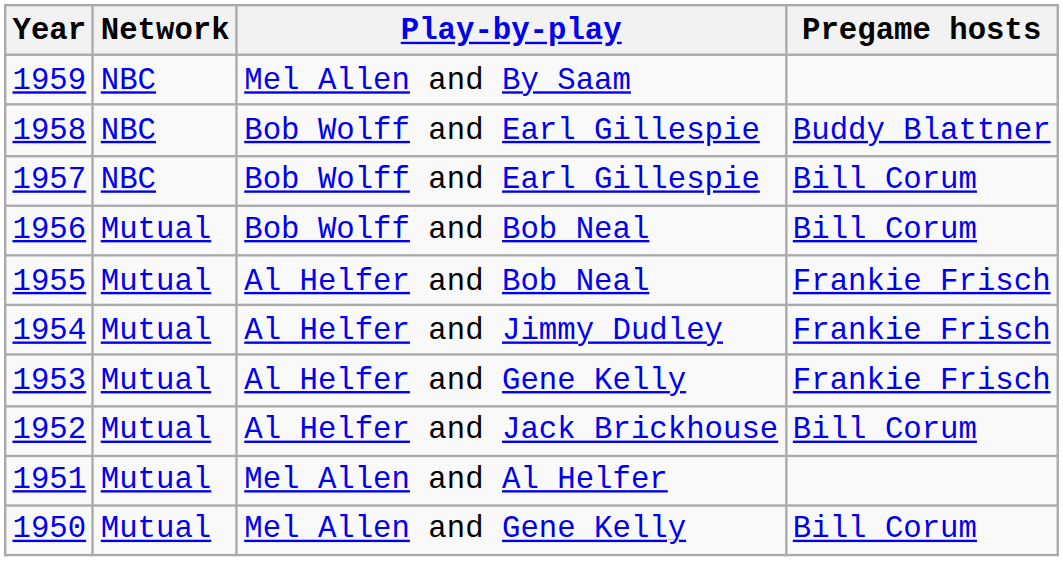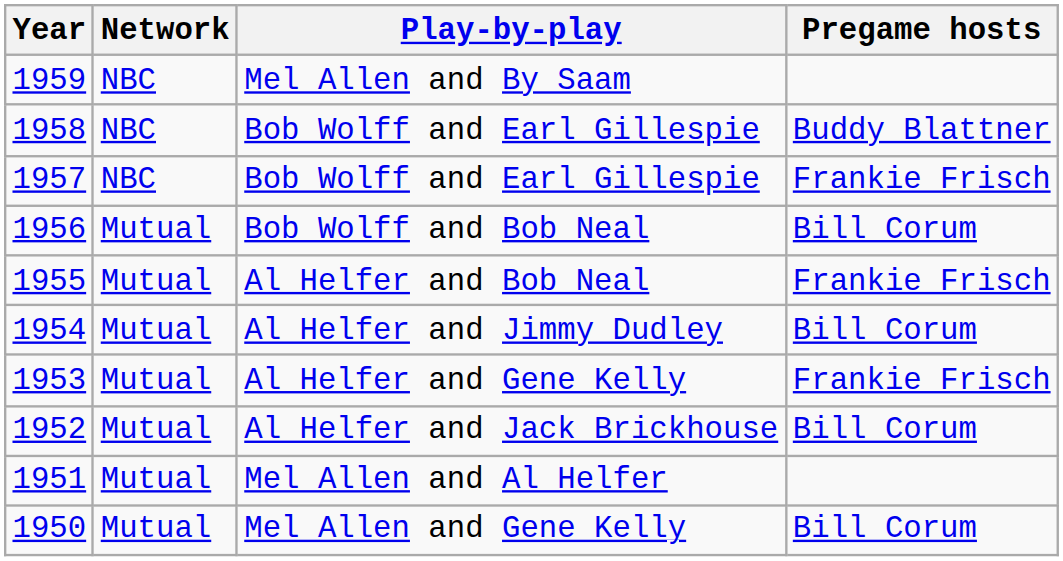(885, 180) Bill Corum -> (922, 180) Frankie Frisch
(922, 330) Frankie Frisch -> (885, 330) Bill Corum
